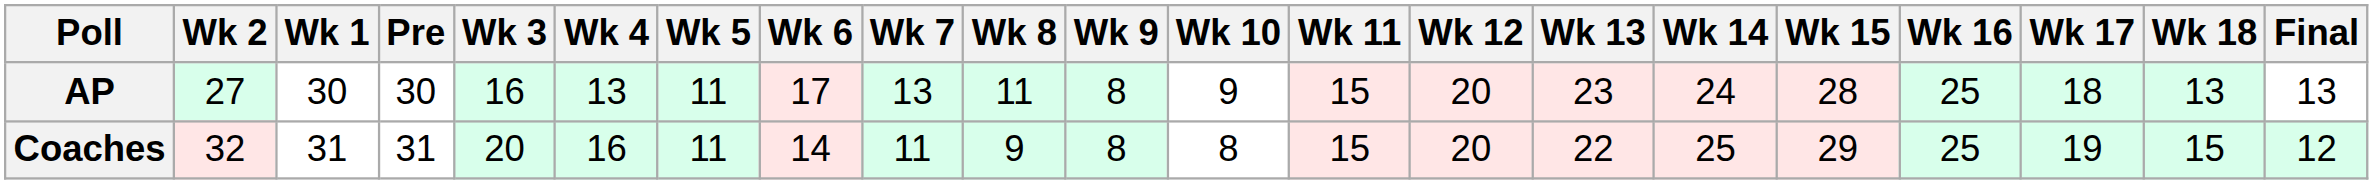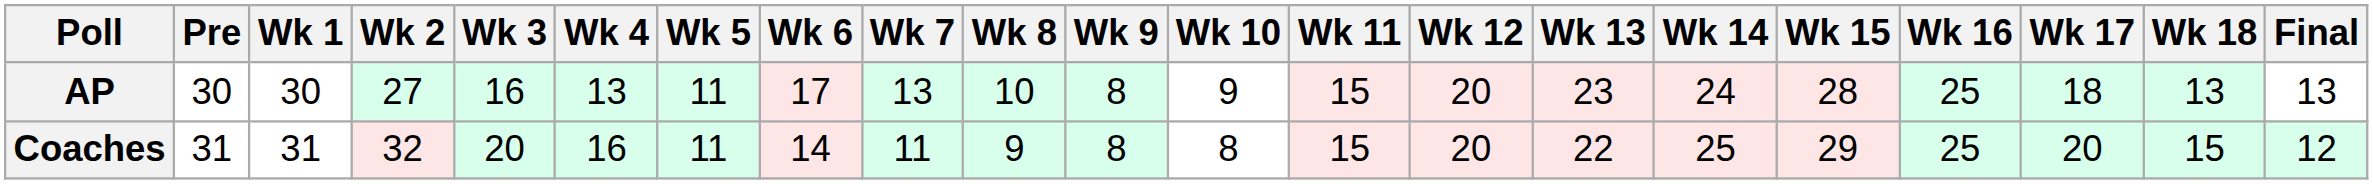columns swapped: (416, 33) <-> (225, 33)
(1014, 91) 11 -> (1014, 91) 10
(2082, 149) 19 -> (2082, 149) 20
